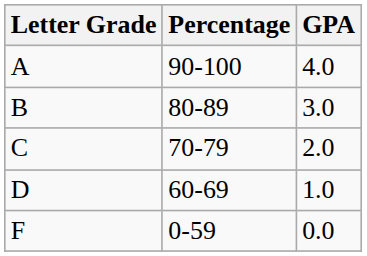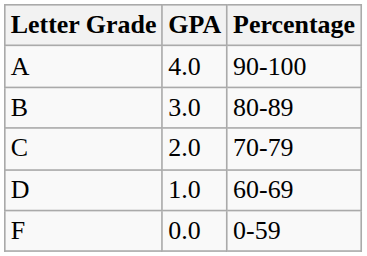columns swapped: (229, 25) <-> (329, 25)
